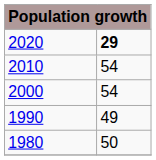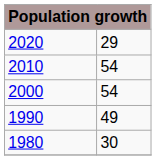(109, 42) bold -> (109, 42) normal
(109, 142) 50 -> (109, 142) 30
